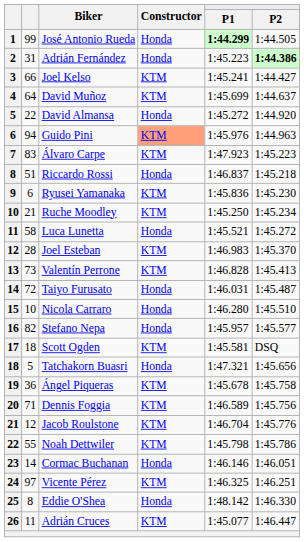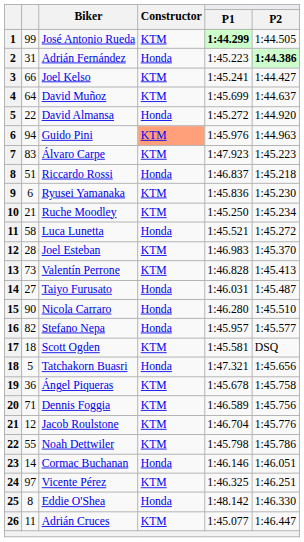(156, 38) Honda -> (154, 38) KTM
(30, 289) 72 -> (30, 289) 27
(30, 308) 10 -> (30, 308) 90
